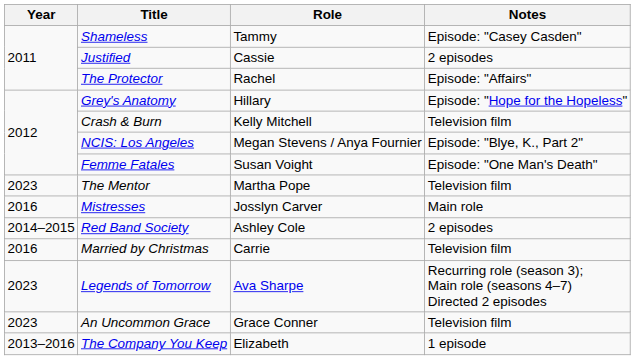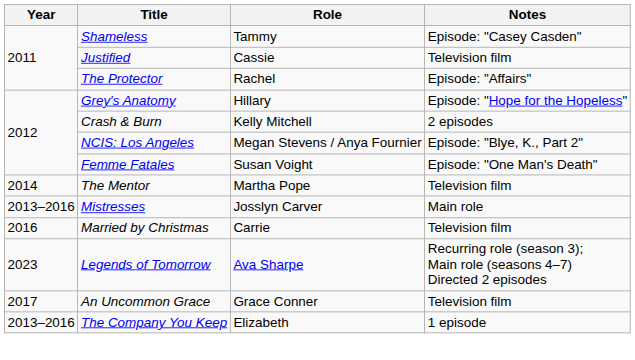(460, 57) 2 episodes -> (470, 57) Television film
(470, 121) Television film -> (460, 121) 2 episodes
(22, 185) 2023 -> (22, 185) 2014
(22, 206) 2016 -> (41, 206) 2013–2016
- row: (135, 228)
(22, 322) 2023 -> (22, 301) 2017
